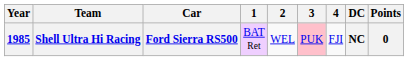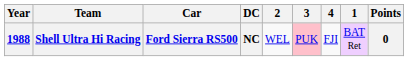columns swapped: (254, 13) <-> (357, 13)
(19, 39) 1985 -> (19, 39) 1988
